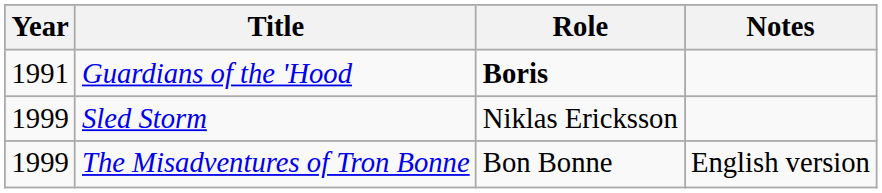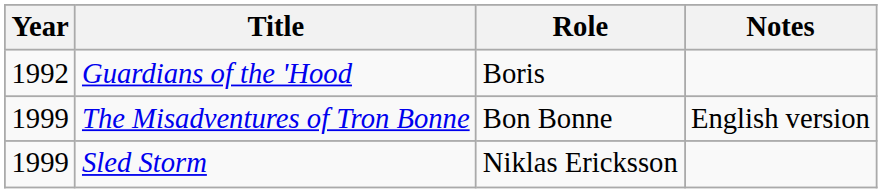(40, 72) 1991 -> (40, 72) 1992
(515, 72) bold -> (514, 72) normal
rows swapped: (276, 163) <-> (144, 118)
